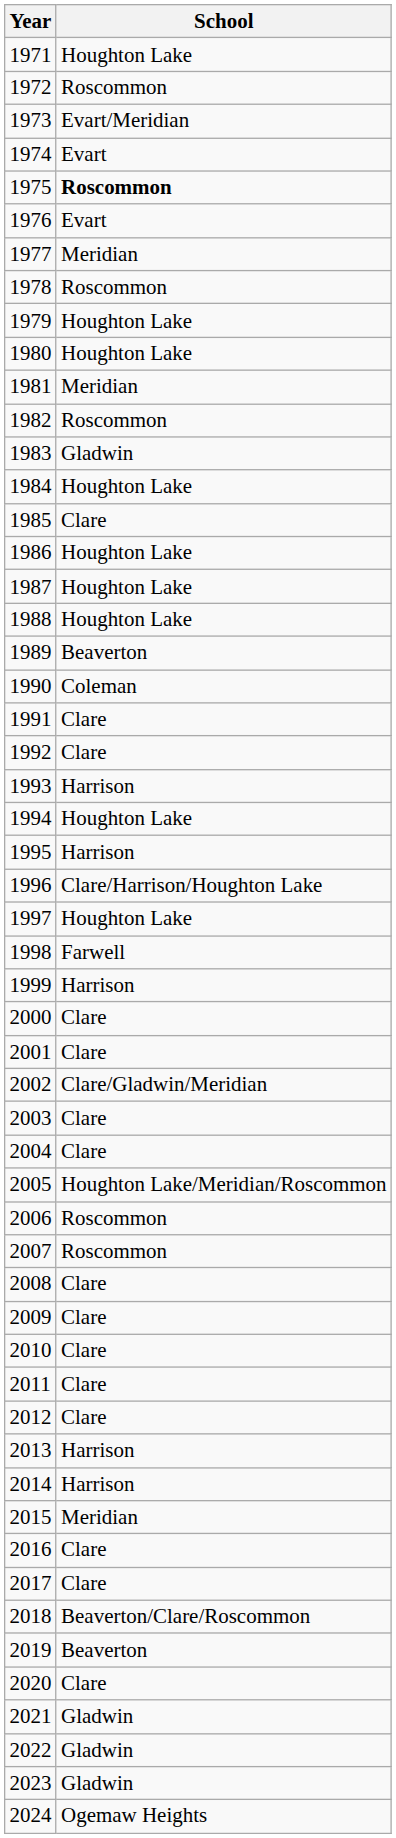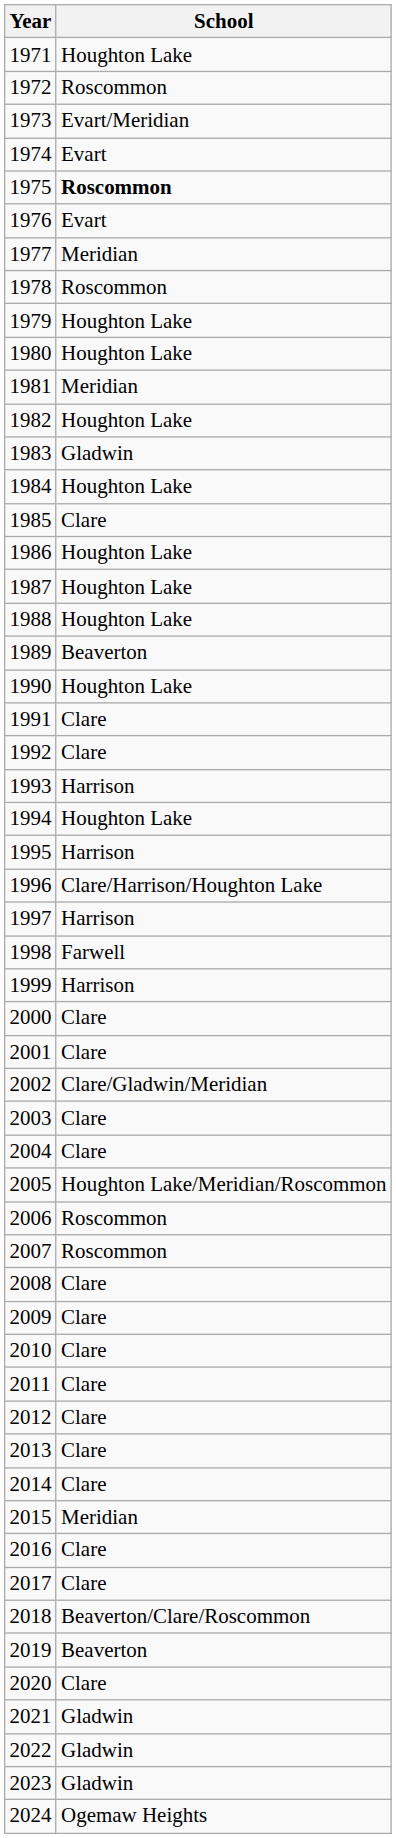(114, 420) Roscommon -> (127, 420) Houghton Lake
(99, 685) Coleman -> (127, 685) Houghton Lake
(127, 918) Houghton Lake -> (98, 918) Harrison
(98, 1450) Harrison -> (84, 1450) Clare
(98, 1483) Harrison -> (84, 1483) Clare
